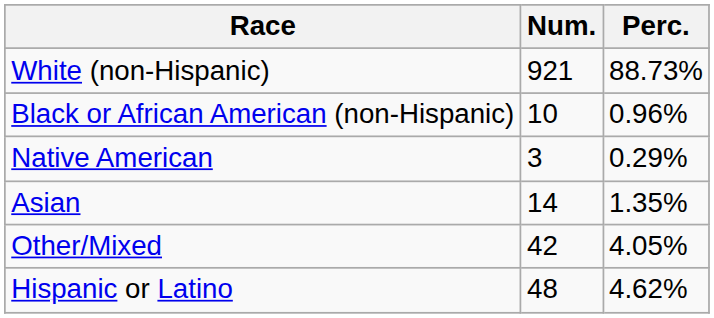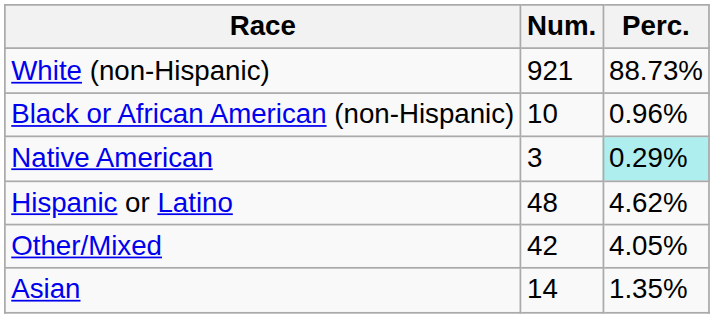(648, 158) no background -> (648, 158) paleturquoise background
rows swapped: (46, 202) <-> (122, 289)
